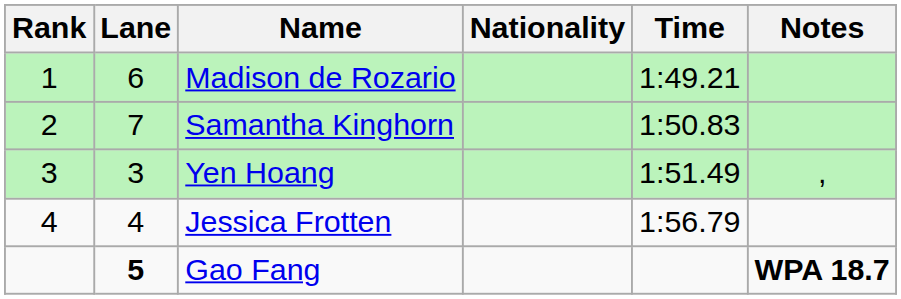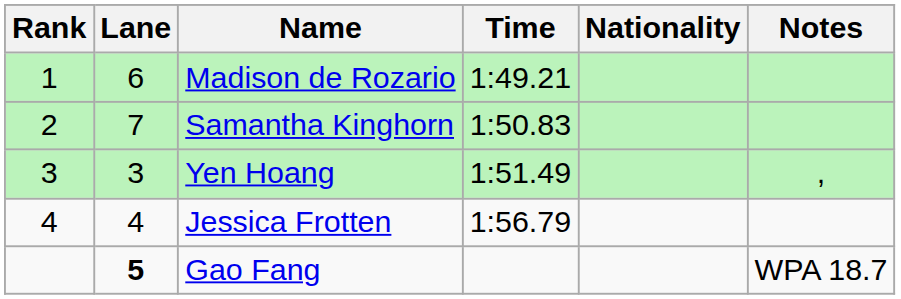columns swapped: (547, 28) <-> (690, 28)
(822, 269) bold -> (821, 269) normal
